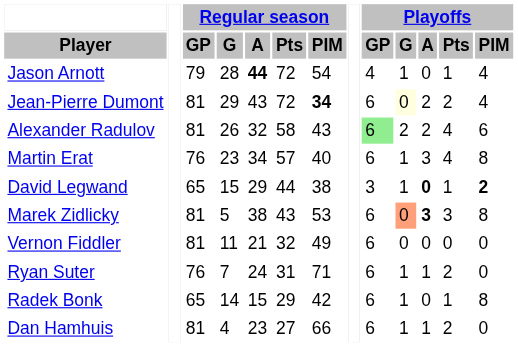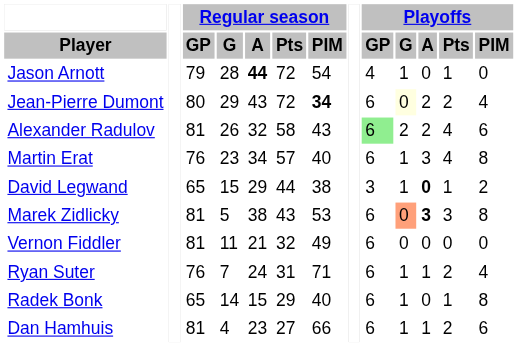(483, 73) 4 -> (483, 73) 0
(196, 102) 81 -> (196, 102) 80
(483, 187) bold -> (483, 187) normal
(483, 272) 0 -> (483, 272) 4
(322, 300) 42 -> (322, 300) 40
(483, 328) 0 -> (483, 328) 6
